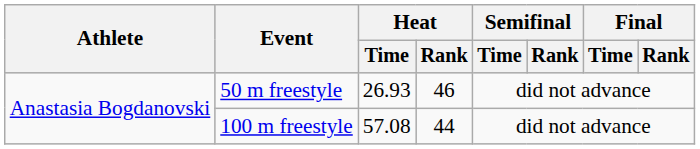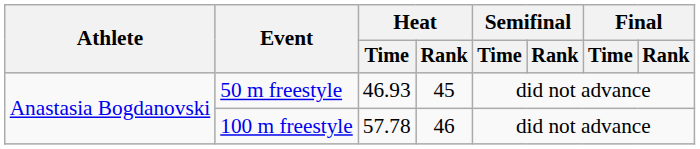(387, 90) 26.93 -> (387, 90) 46.93
(444, 90) 46 -> (444, 90) 45
(387, 126) 57.08 -> (387, 126) 57.78
(444, 126) 44 -> (444, 126) 46
